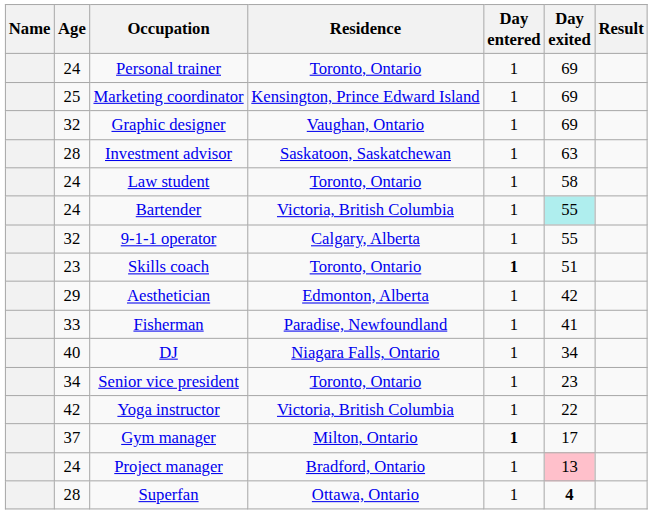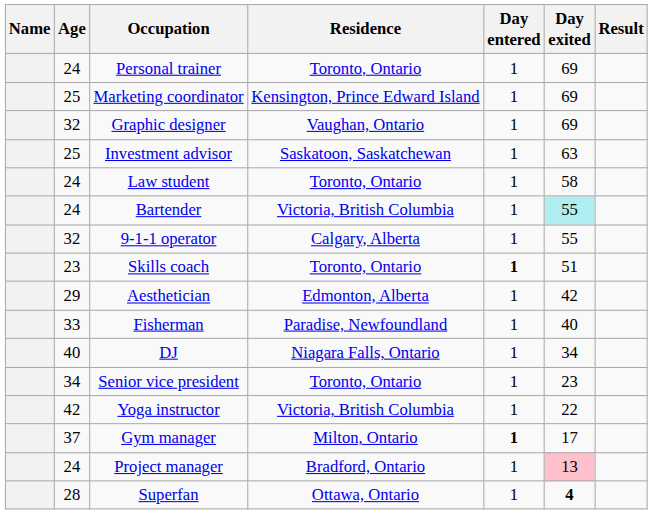(72, 153) 28 -> (72, 153) 25
(570, 324) 41 -> (570, 324) 40
